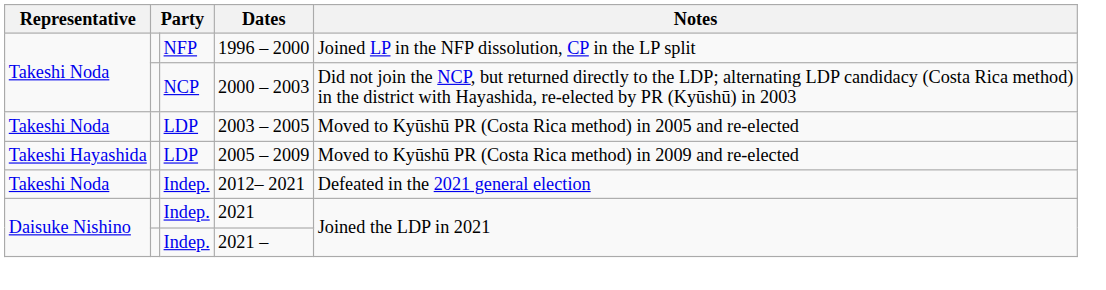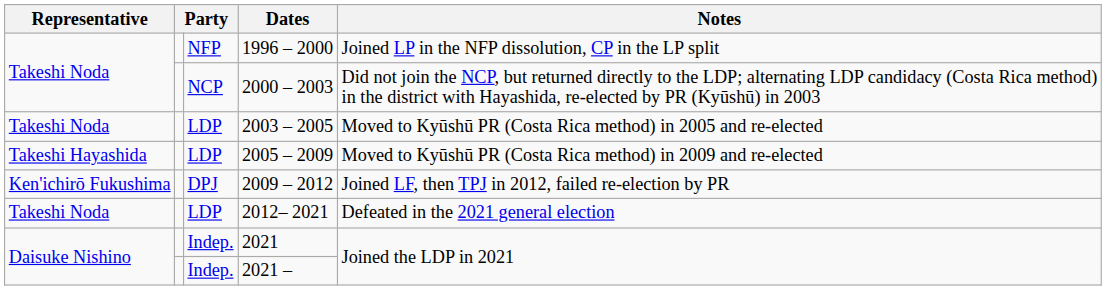+ row: (288, 184)
(187, 184) Indep. -> (205, 213) LDP
